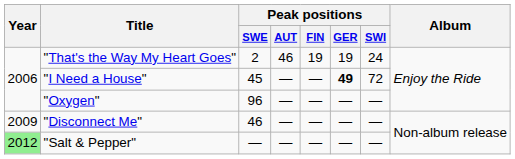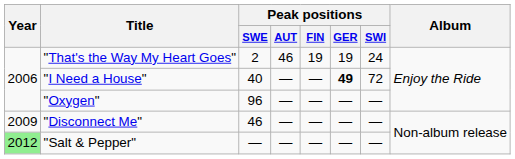(255, 79) 45 -> (255, 79) 40
